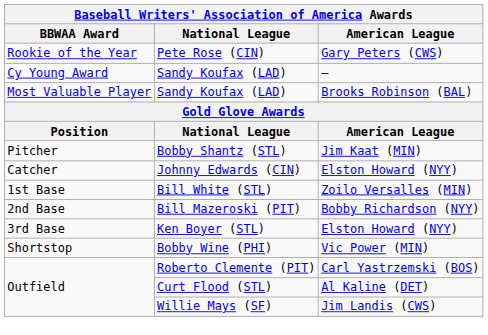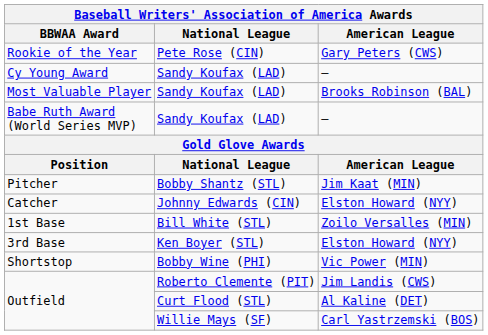+ row: (72, 119)
- row: (36, 209)
(400, 268) Carl Yastrzemski (BOS) -> (379, 281) Jim Landis (CWS)
(379, 307) Jim Landis (CWS) -> (400, 320) Carl Yastrzemski (BOS)
